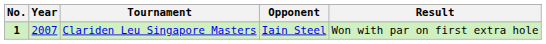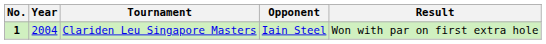(45, 31) 2007 -> (45, 31) 2004
